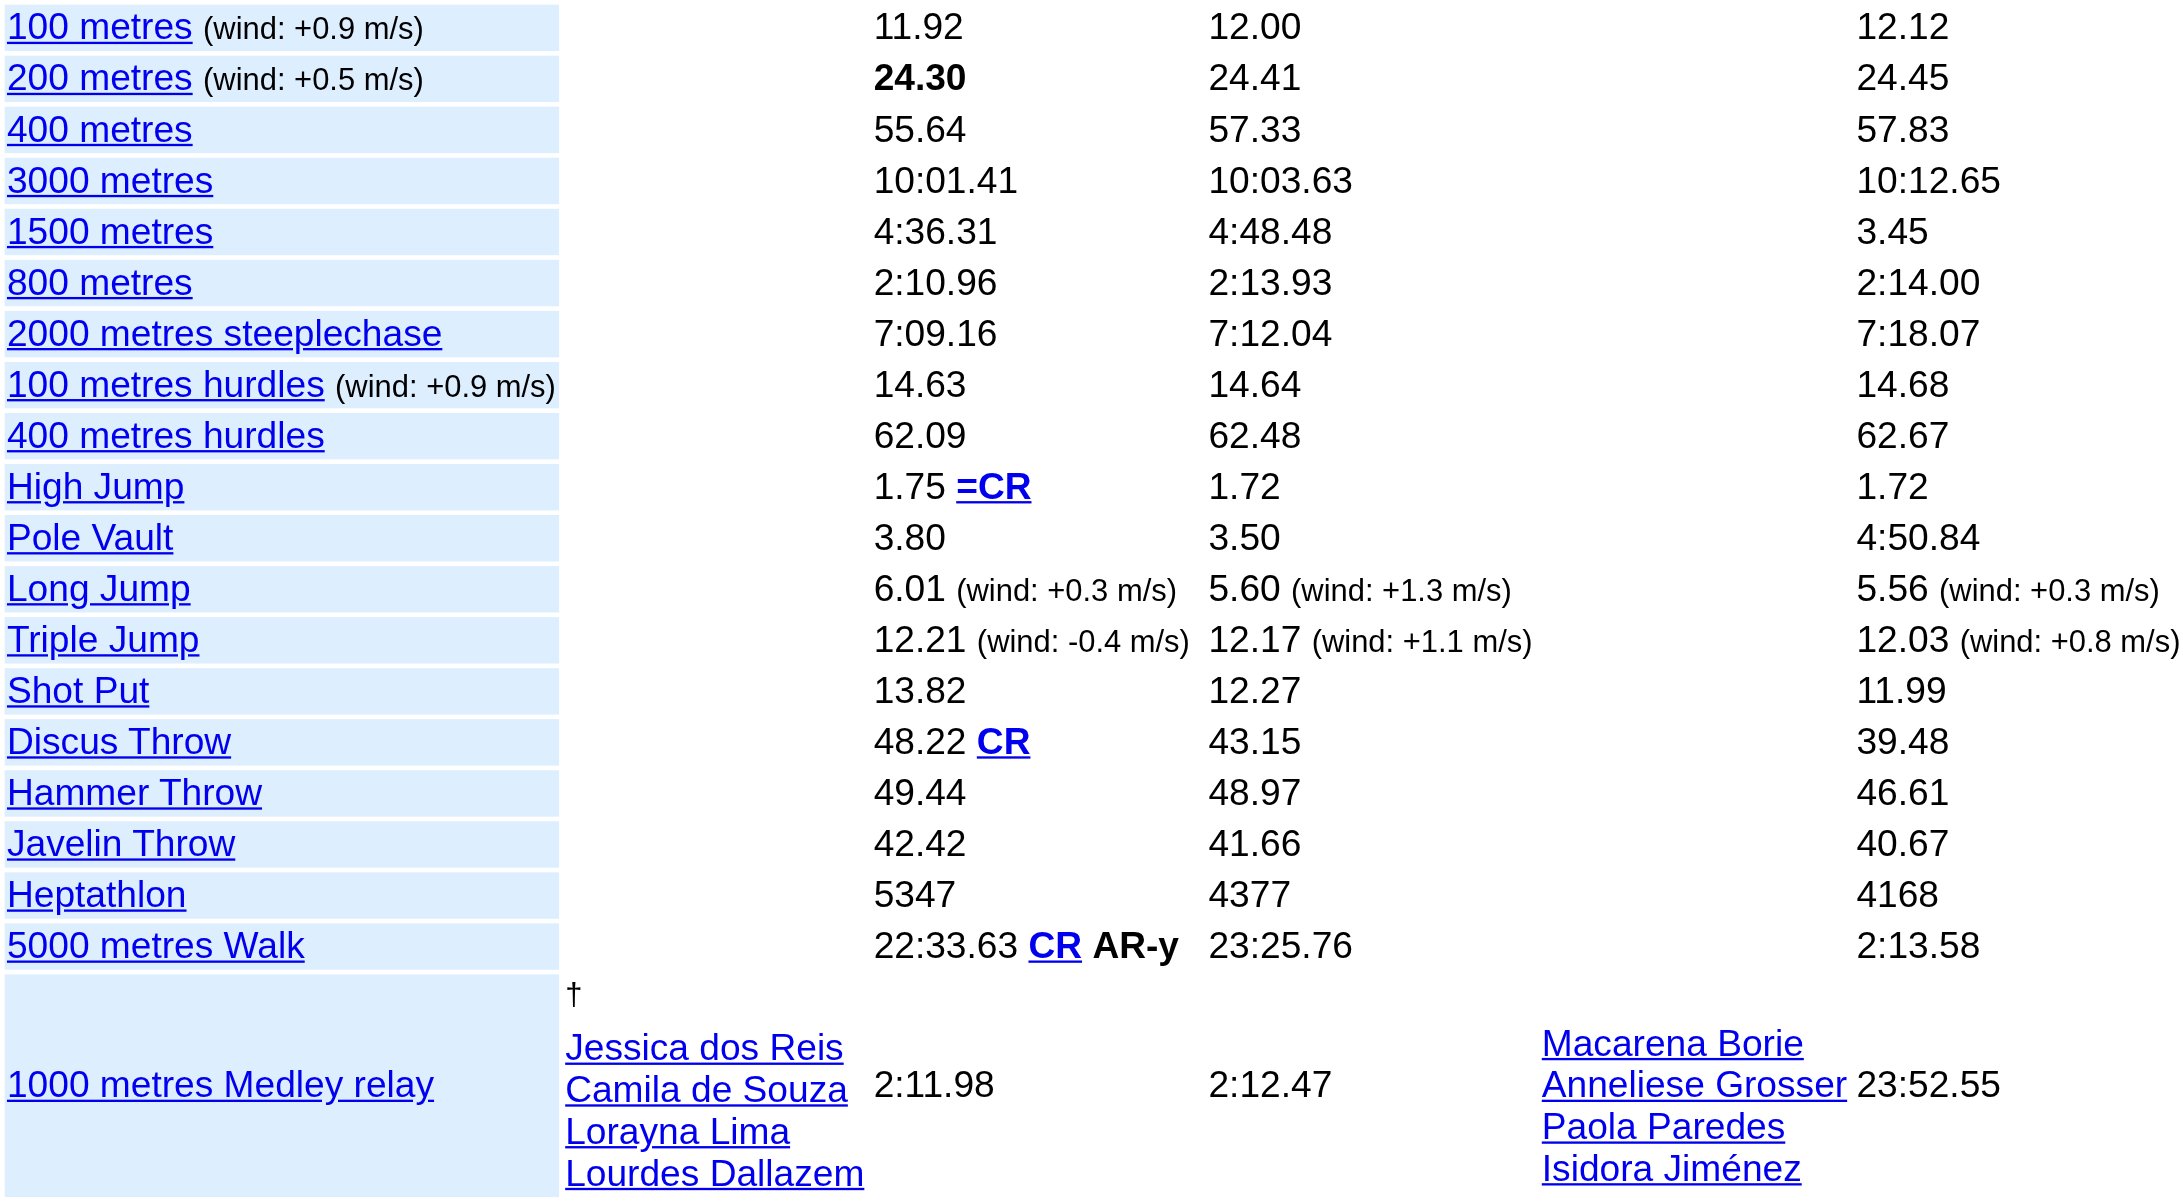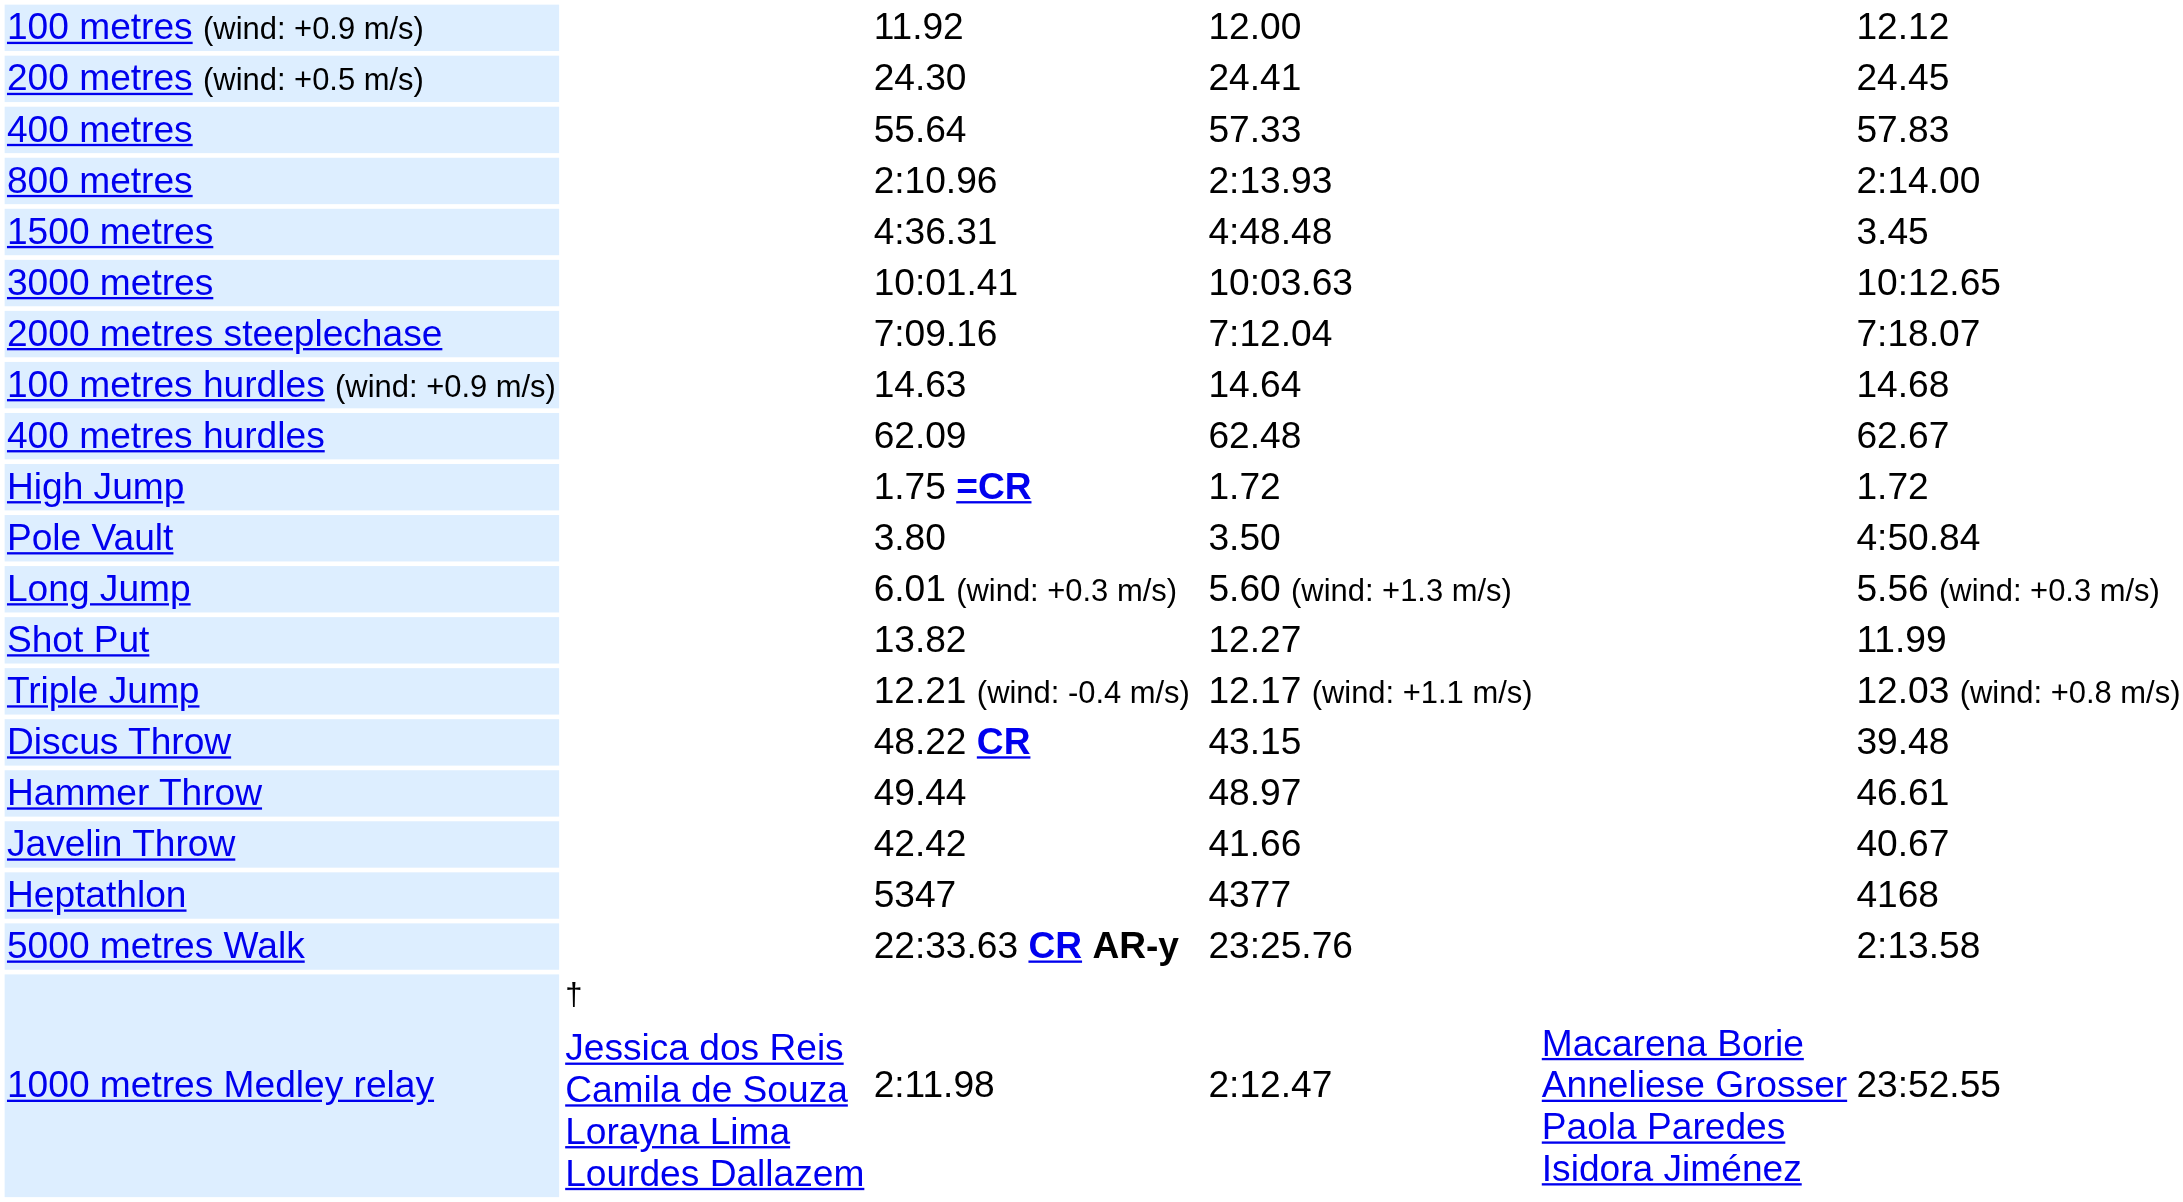(920, 78) bold -> (920, 78) normal
rows swapped: (100, 282) <-> (110, 180)
rows swapped: (103, 639) <-> (78, 690)
